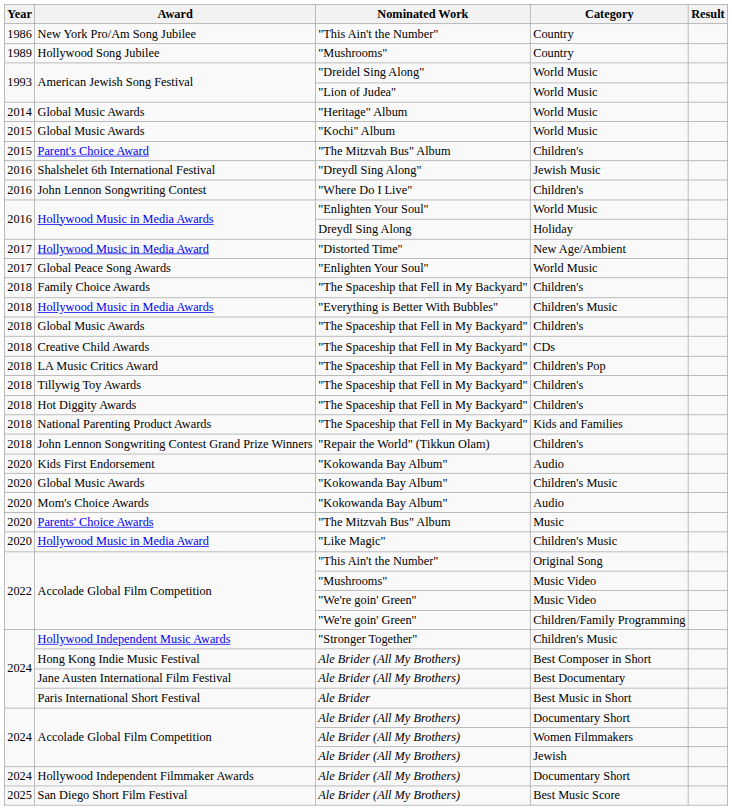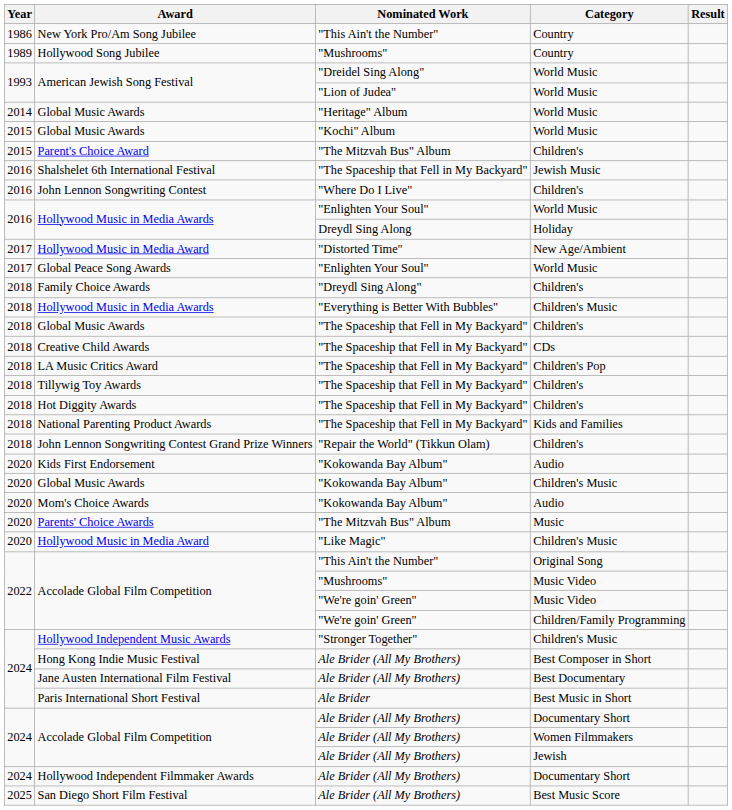(370, 170) "Dreydl Sing Along" -> (423, 170) "The Spaceship that Fell in My Backyard"
(423, 287) "The Spaceship that Fell in My Backyard" -> (370, 287) "Dreydl Sing Along"
